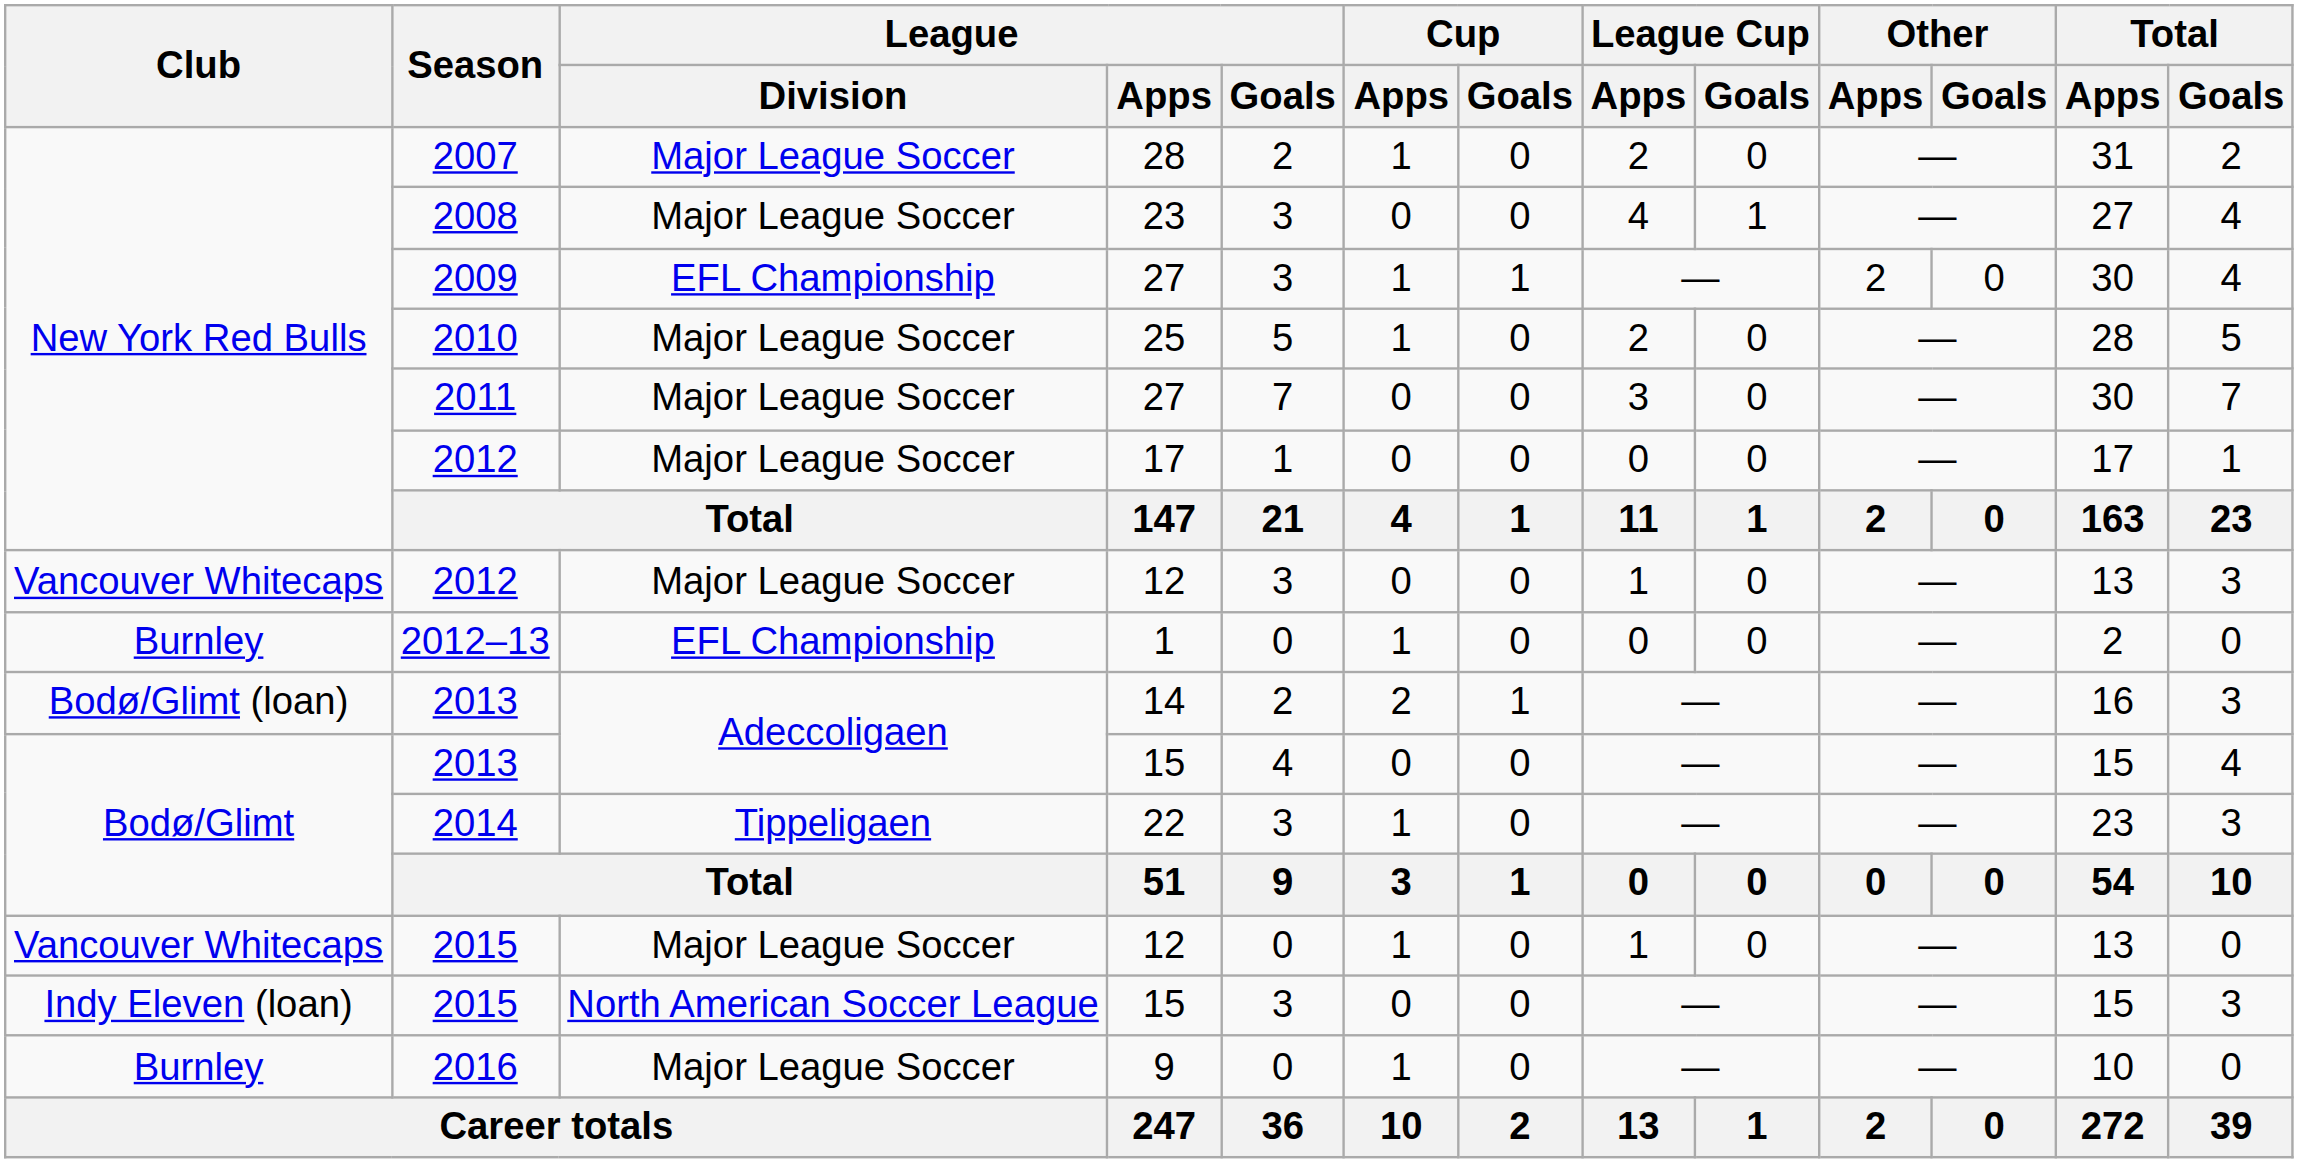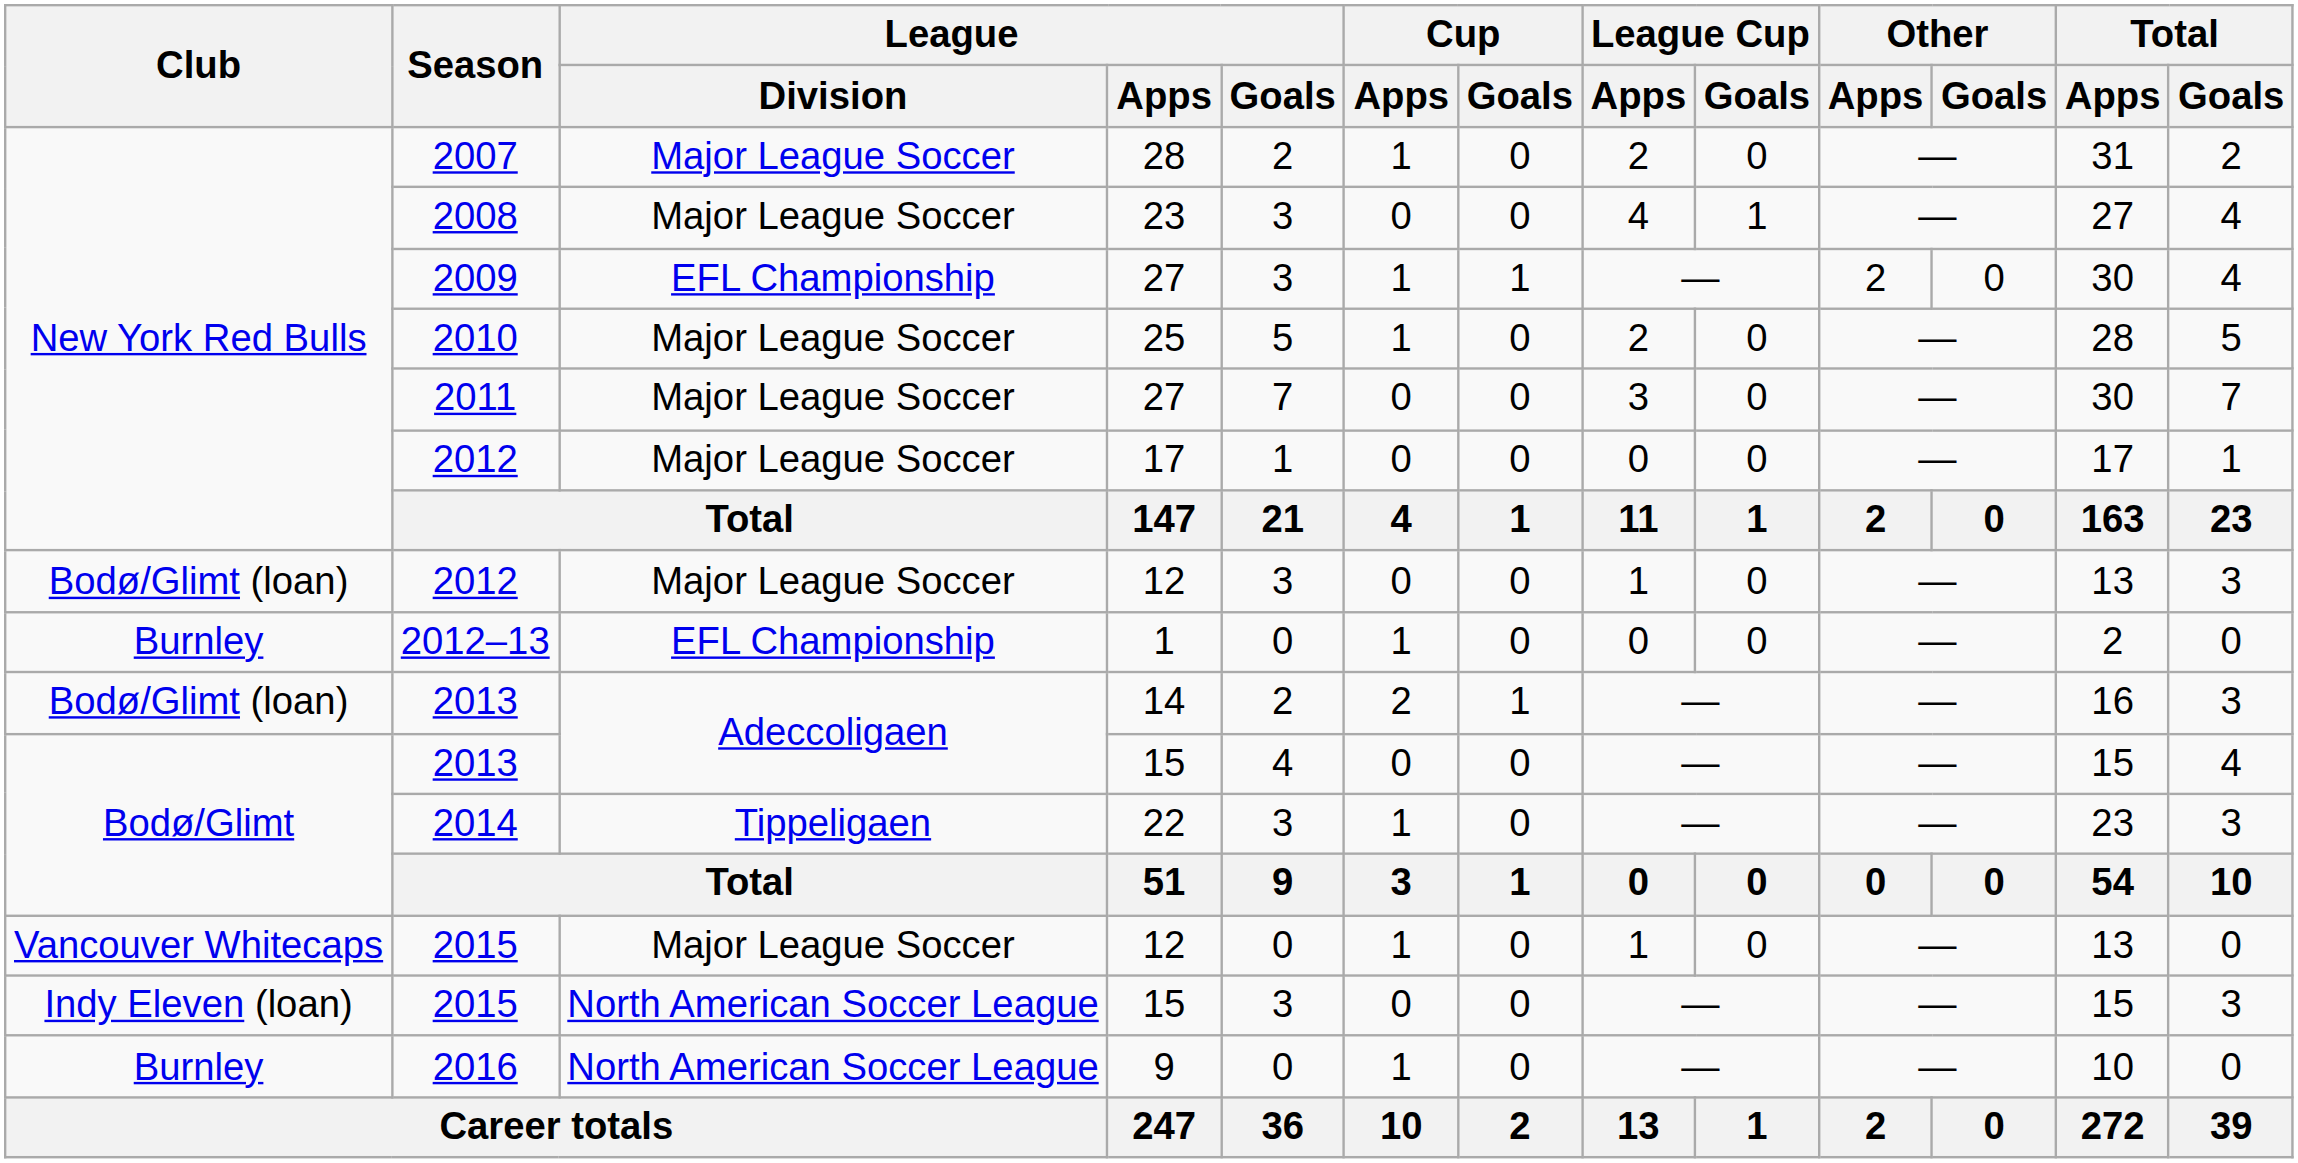(199, 580) Vancouver Whitecaps -> (199, 580) Bodø/Glimt (loan)
(833, 1065) Major League Soccer -> (833, 1065) North American Soccer League
